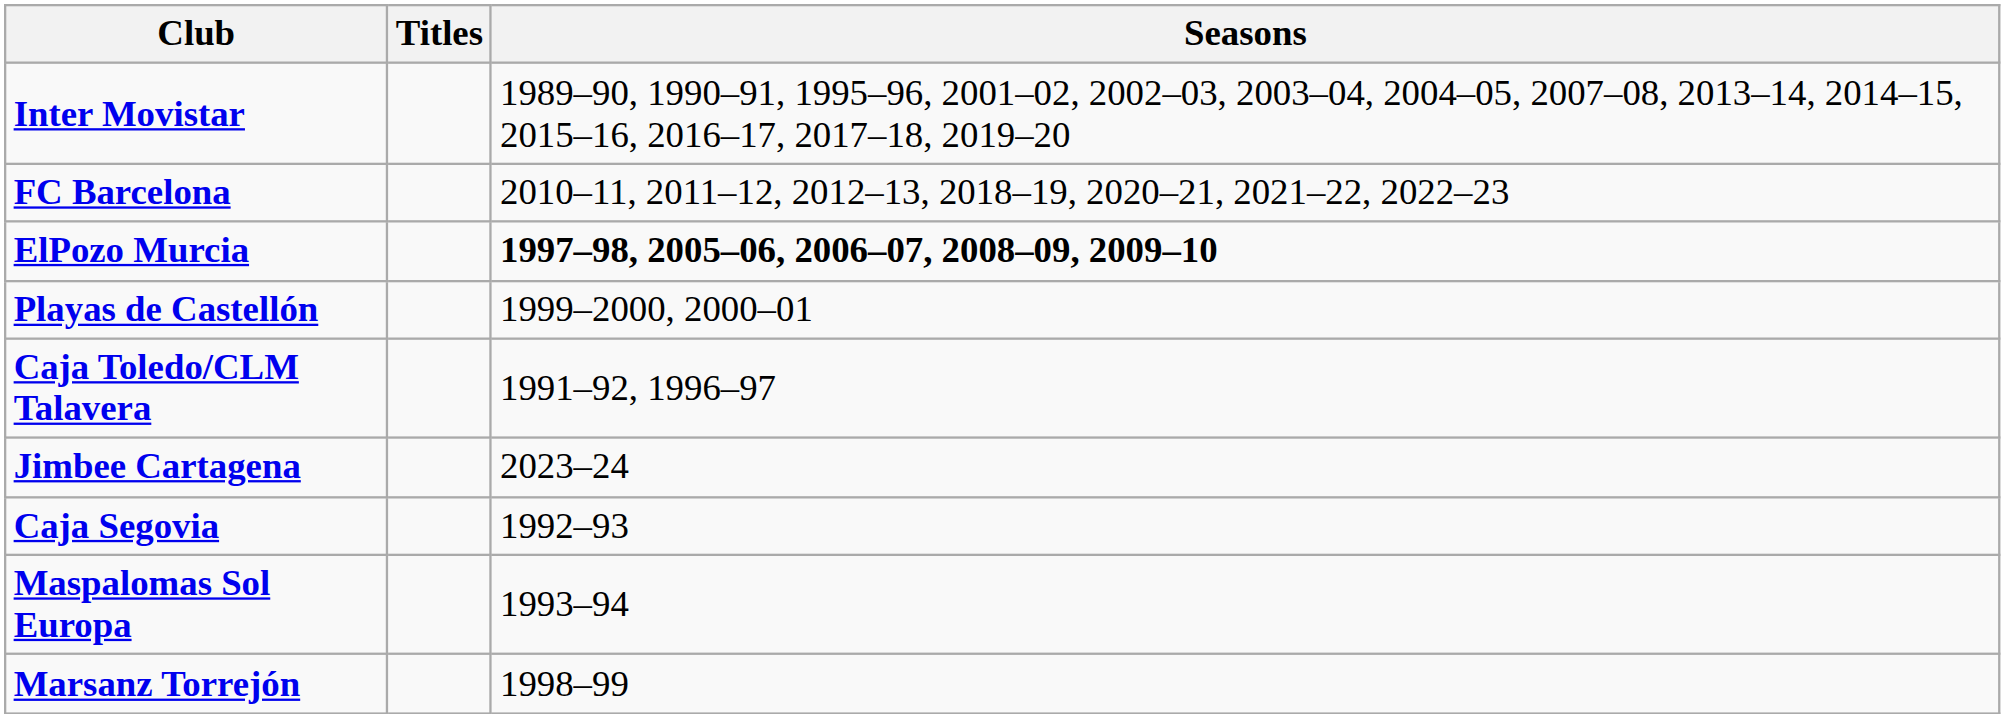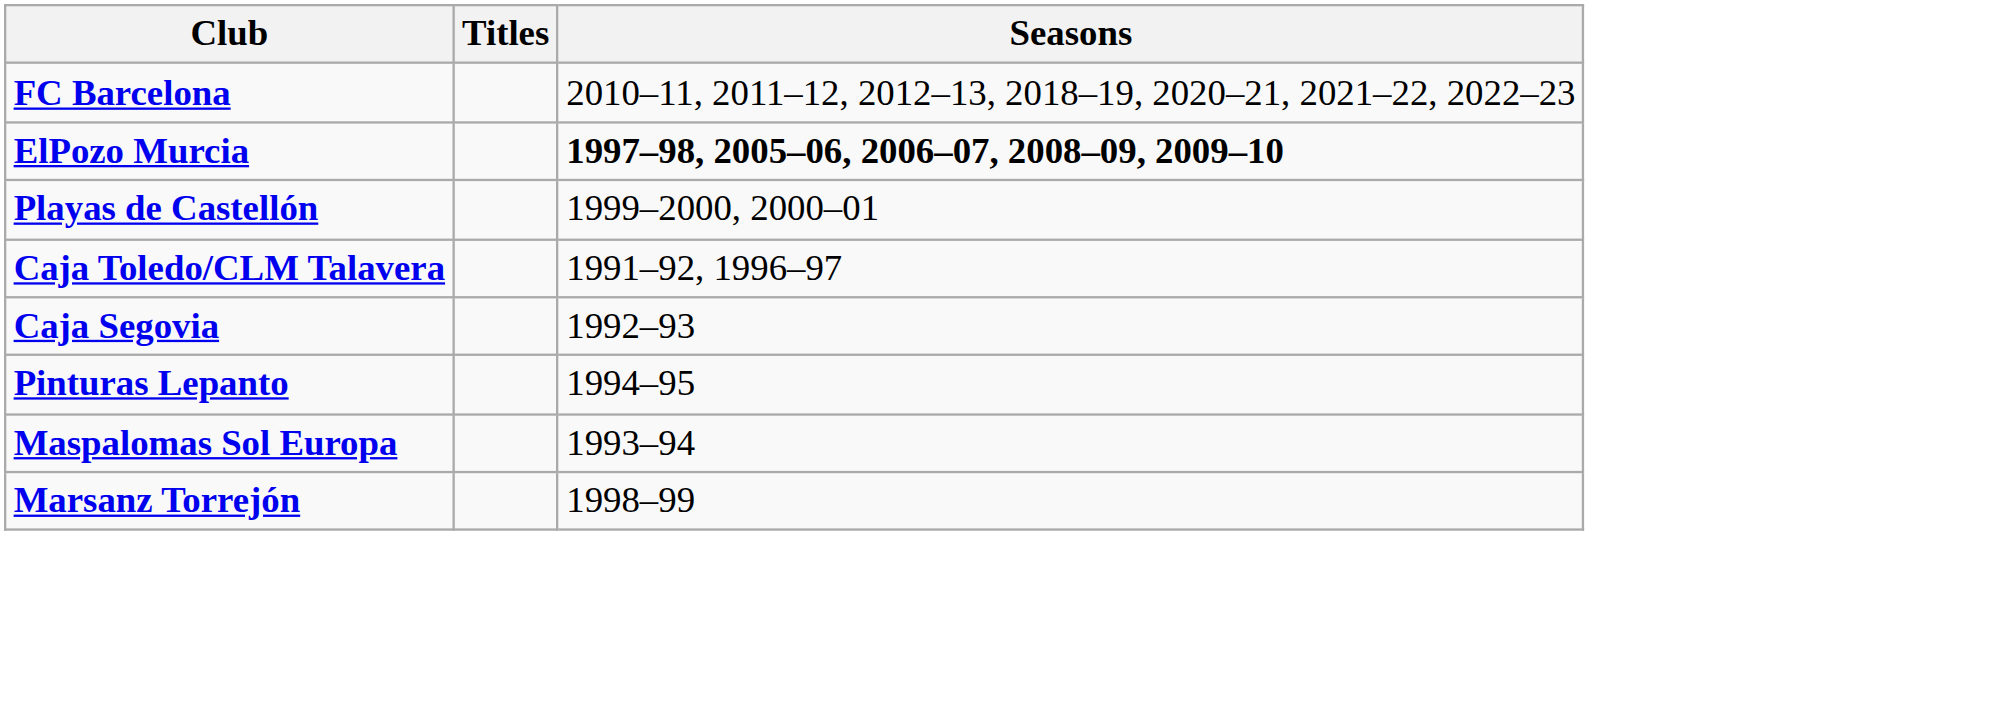- row: (129, 112)
- row: (157, 466)
+ row: (151, 383)
